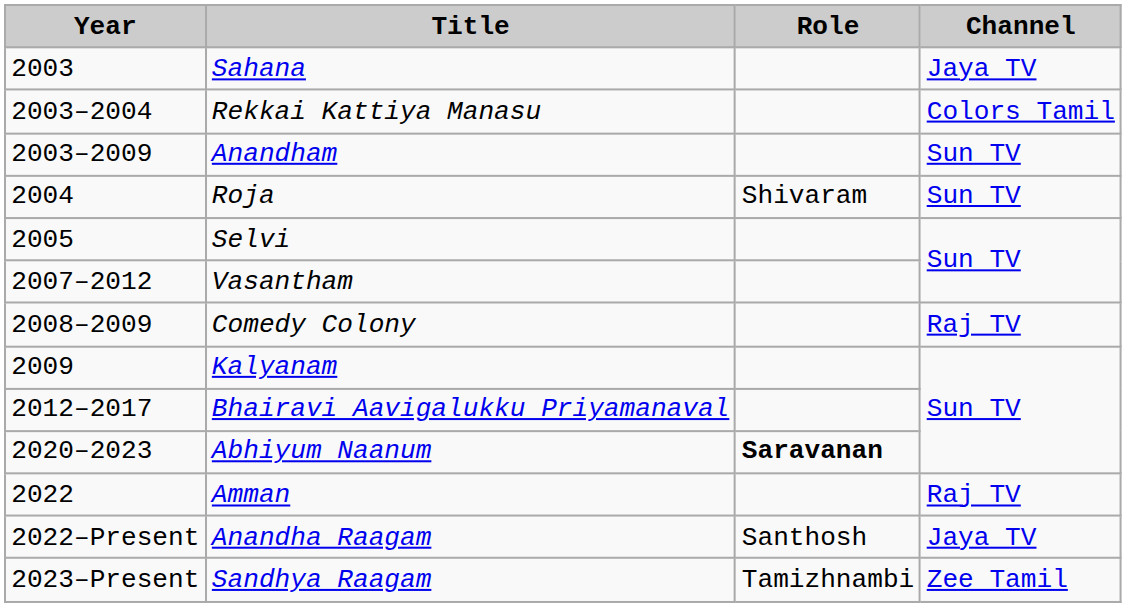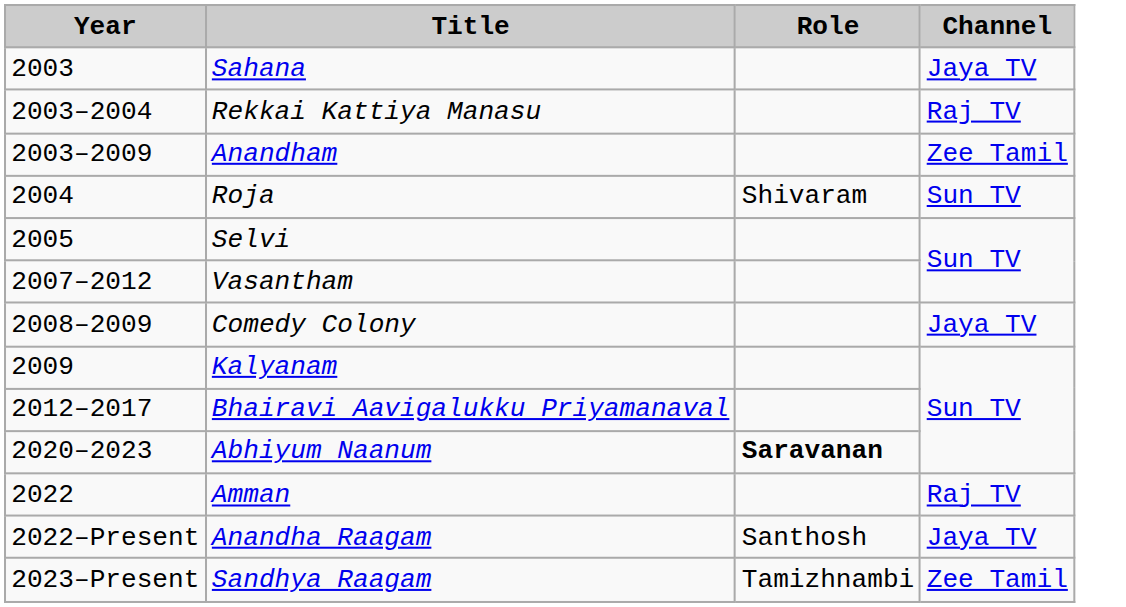(1021, 111) Colors Tamil -> (974, 111) Raj TV
(974, 154) Sun TV -> (997, 154) Zee Tamil
(974, 324) Raj TV -> (982, 324) Jaya TV
